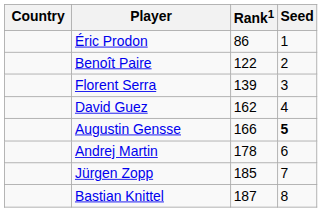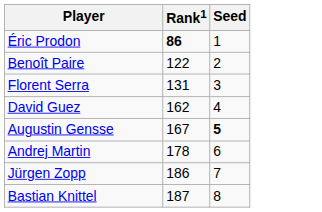- column: (38, 17)
(241, 41) normal -> (174, 41) bold
(245, 85) 139 -> (178, 85) 131
(245, 129) 166 -> (178, 129) 167
(245, 173) 185 -> (178, 173) 186
